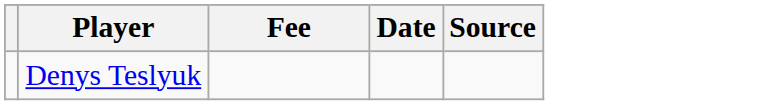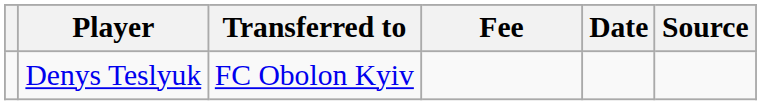+ column: (314, 27)
